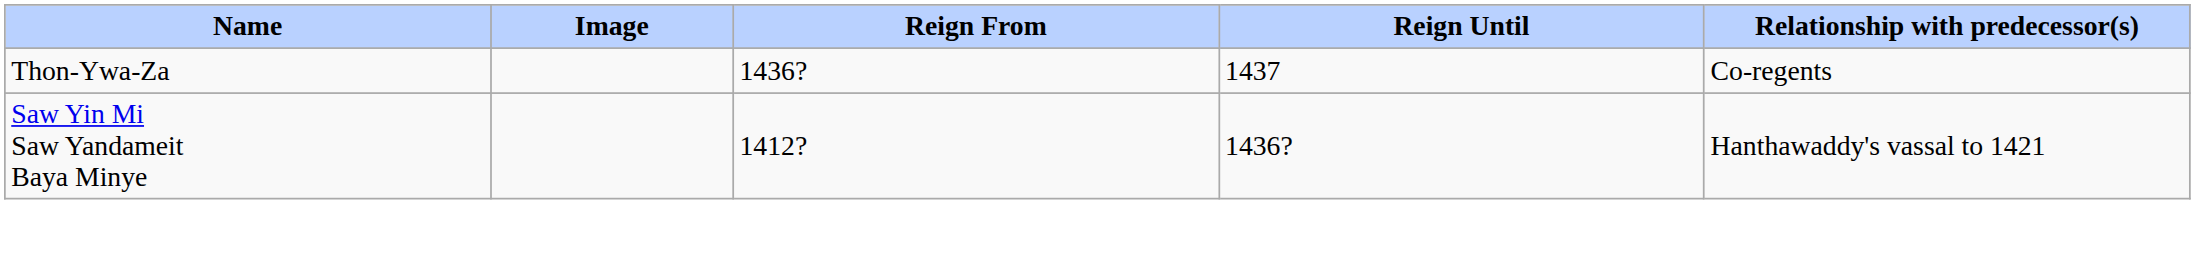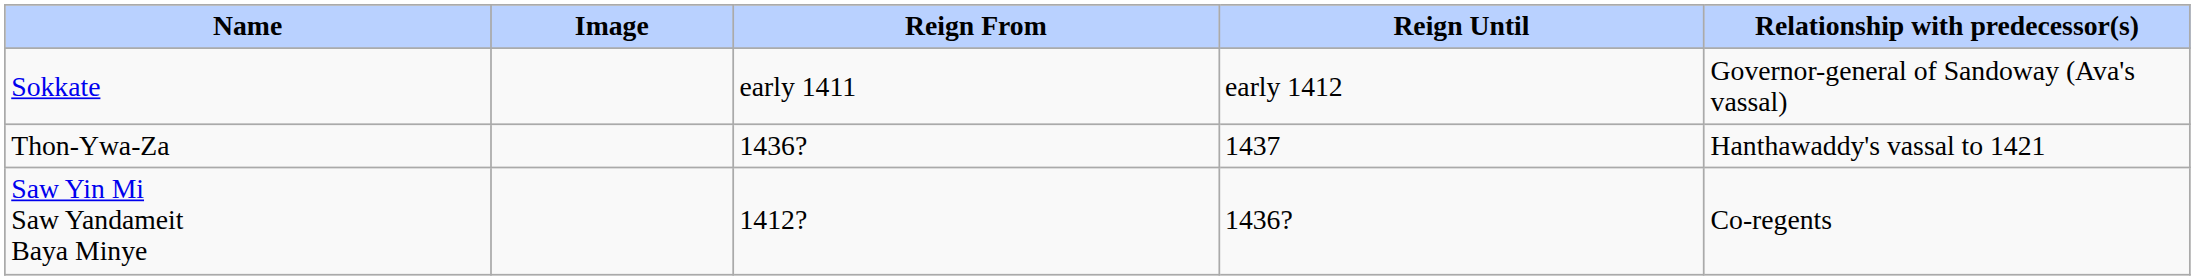+ row: (56, 85)
(1771, 70) Co-regents -> (1878, 145) Hanthawaddy's vassal to 1421
(1878, 145) Hanthawaddy's vassal to 1421 -> (1771, 220) Co-regents
